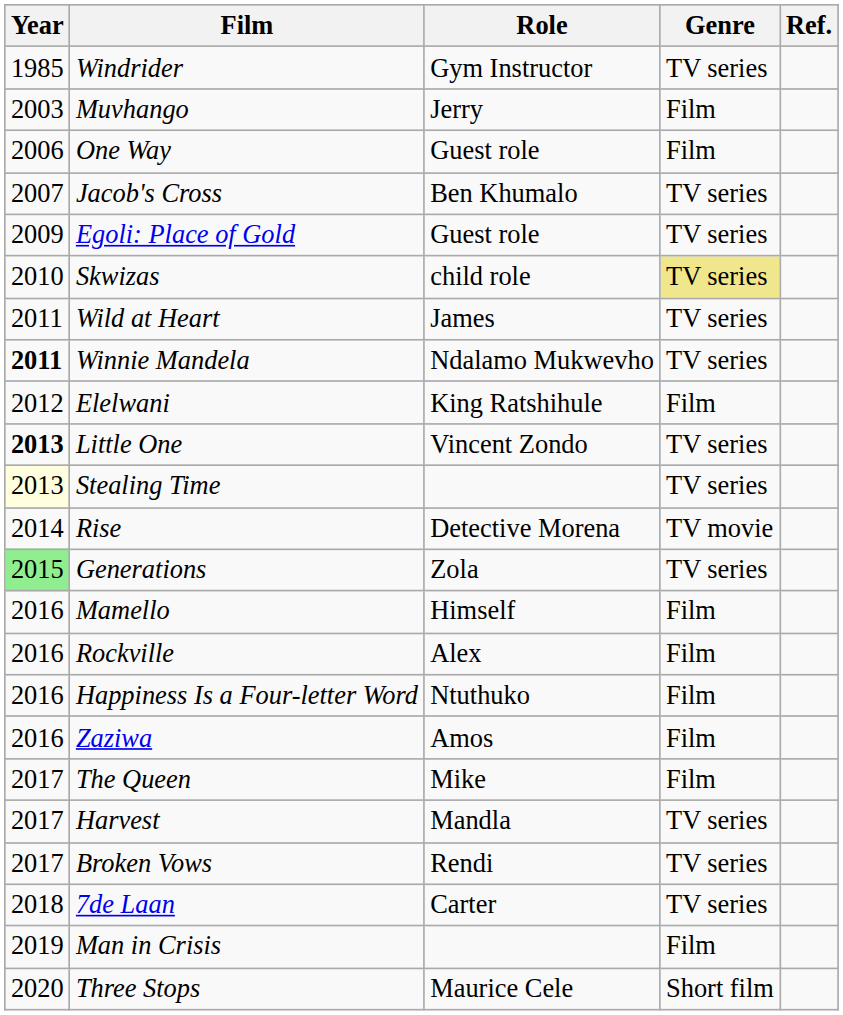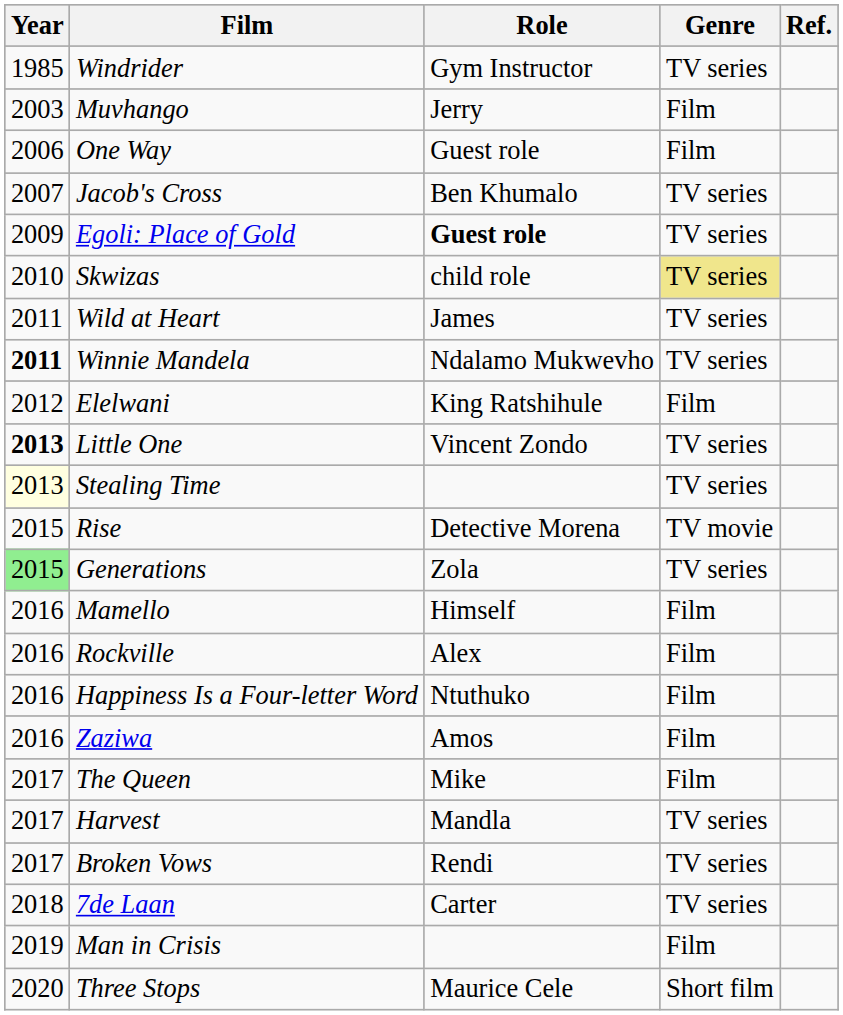(485, 234) normal -> (488, 234) bold
(37, 527) 2014 -> (37, 527) 2015
